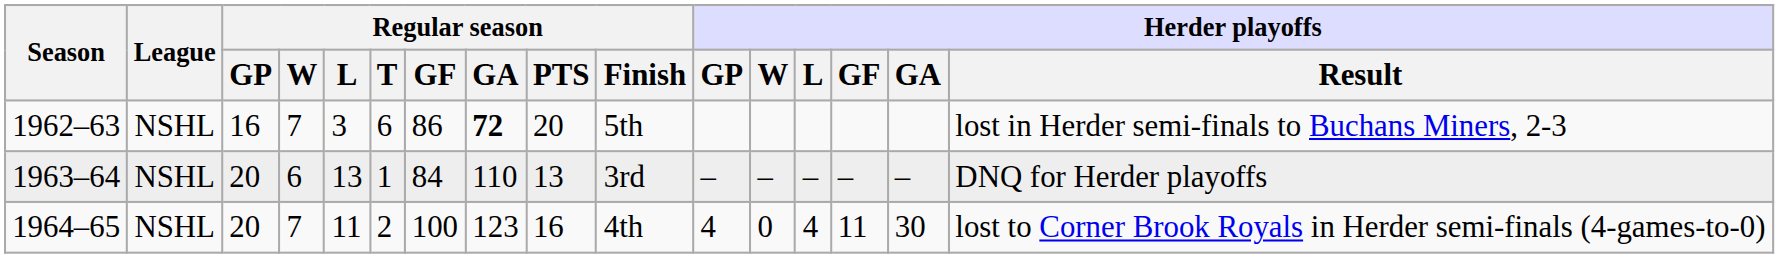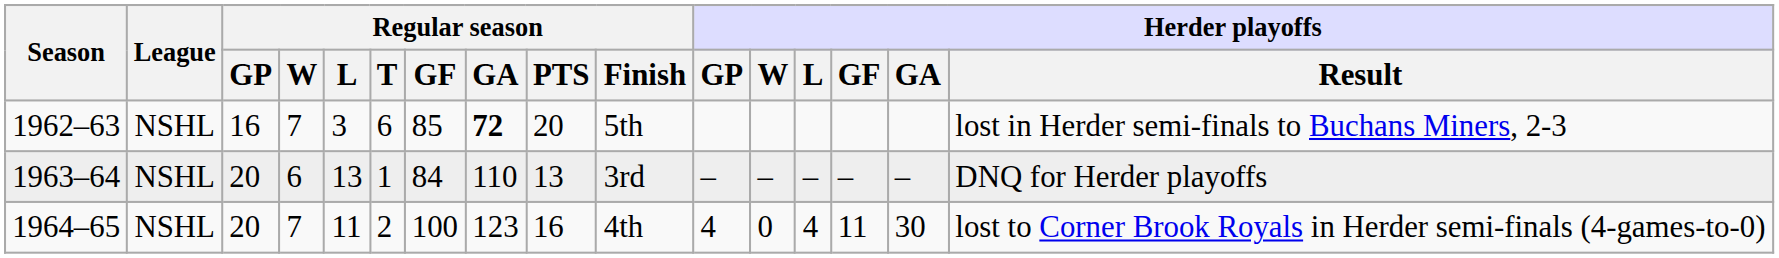(427, 126) 86 -> (427, 126) 85
